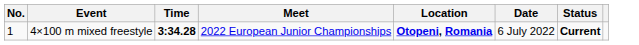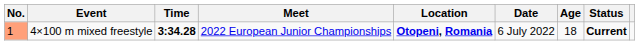+ column: (571, 13)
(10, 31) no background -> (10, 31) lightsalmon background
